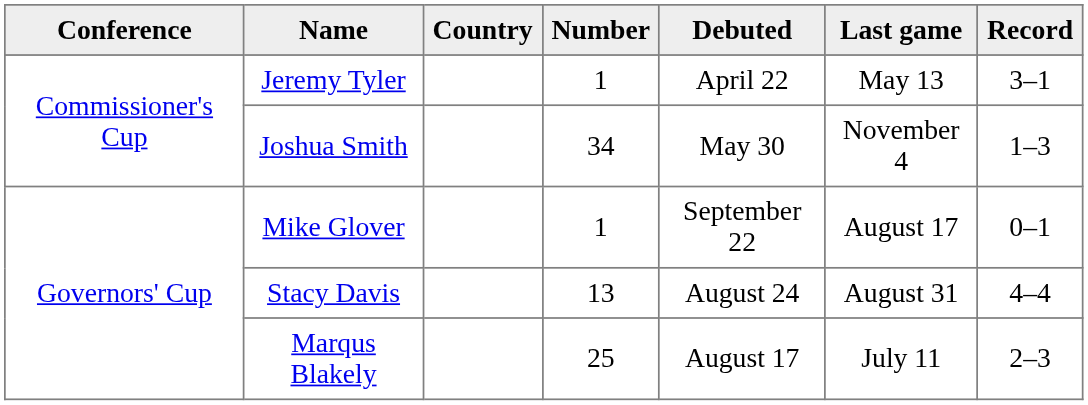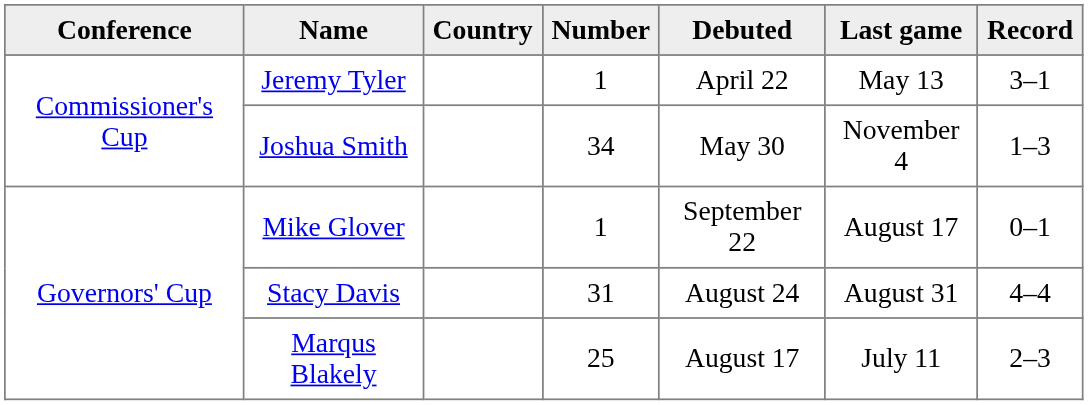(601, 292) 13 -> (601, 292) 31
